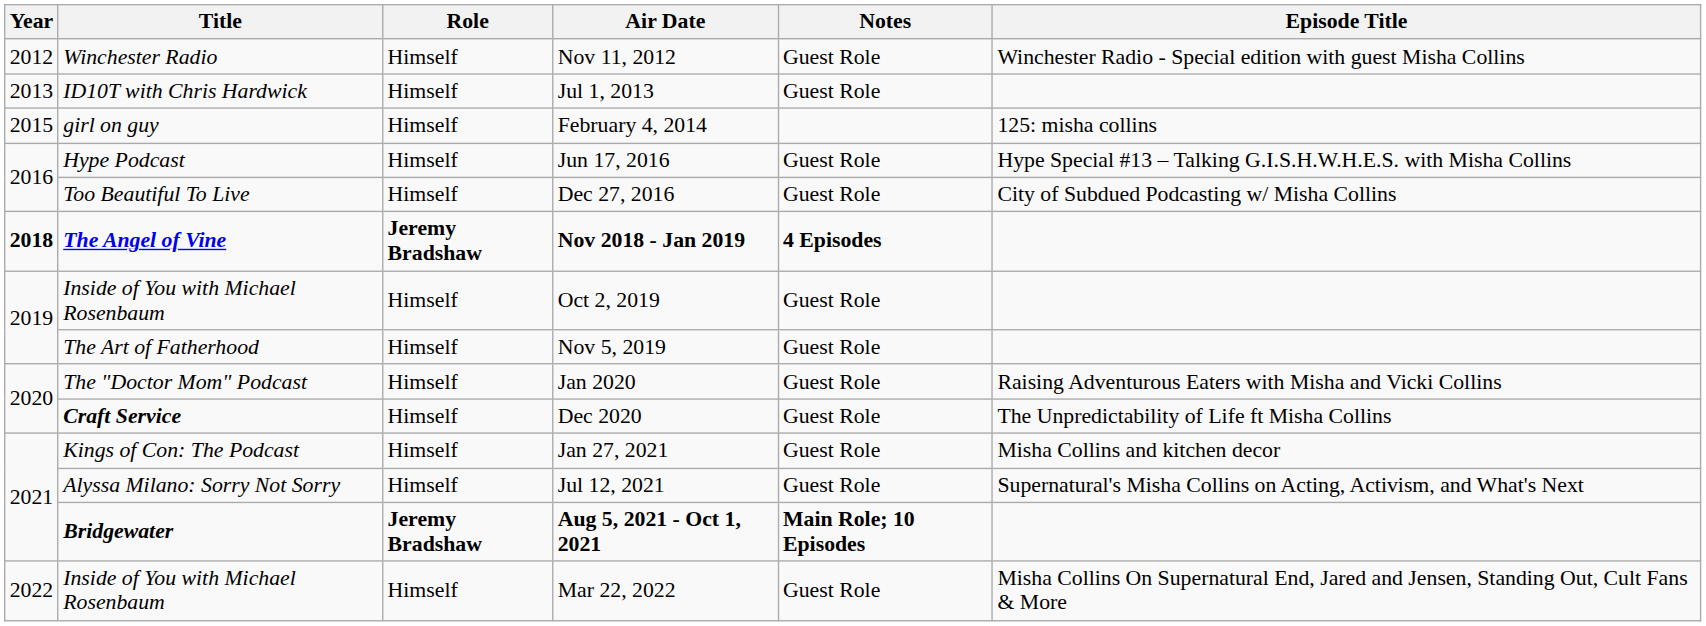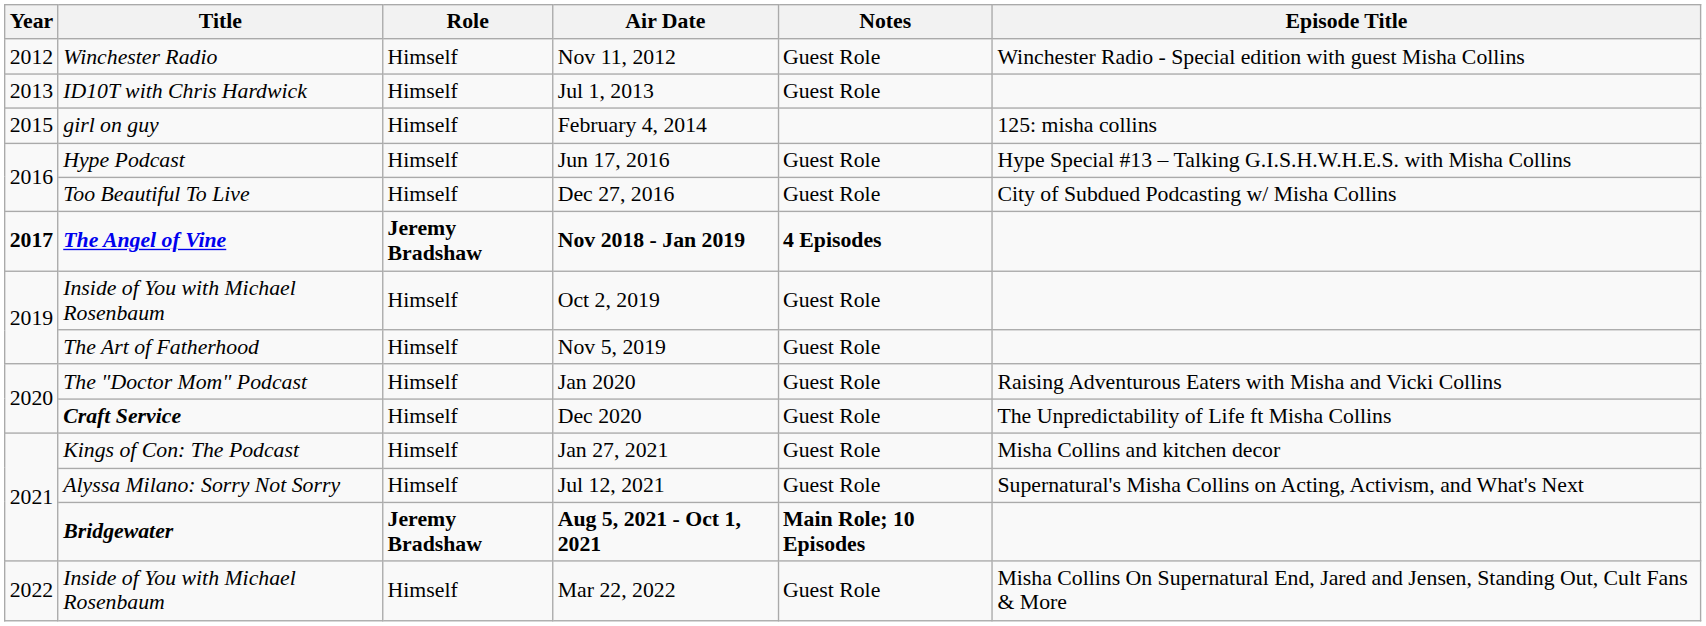(31, 241) 2018 -> (31, 241) 2017
